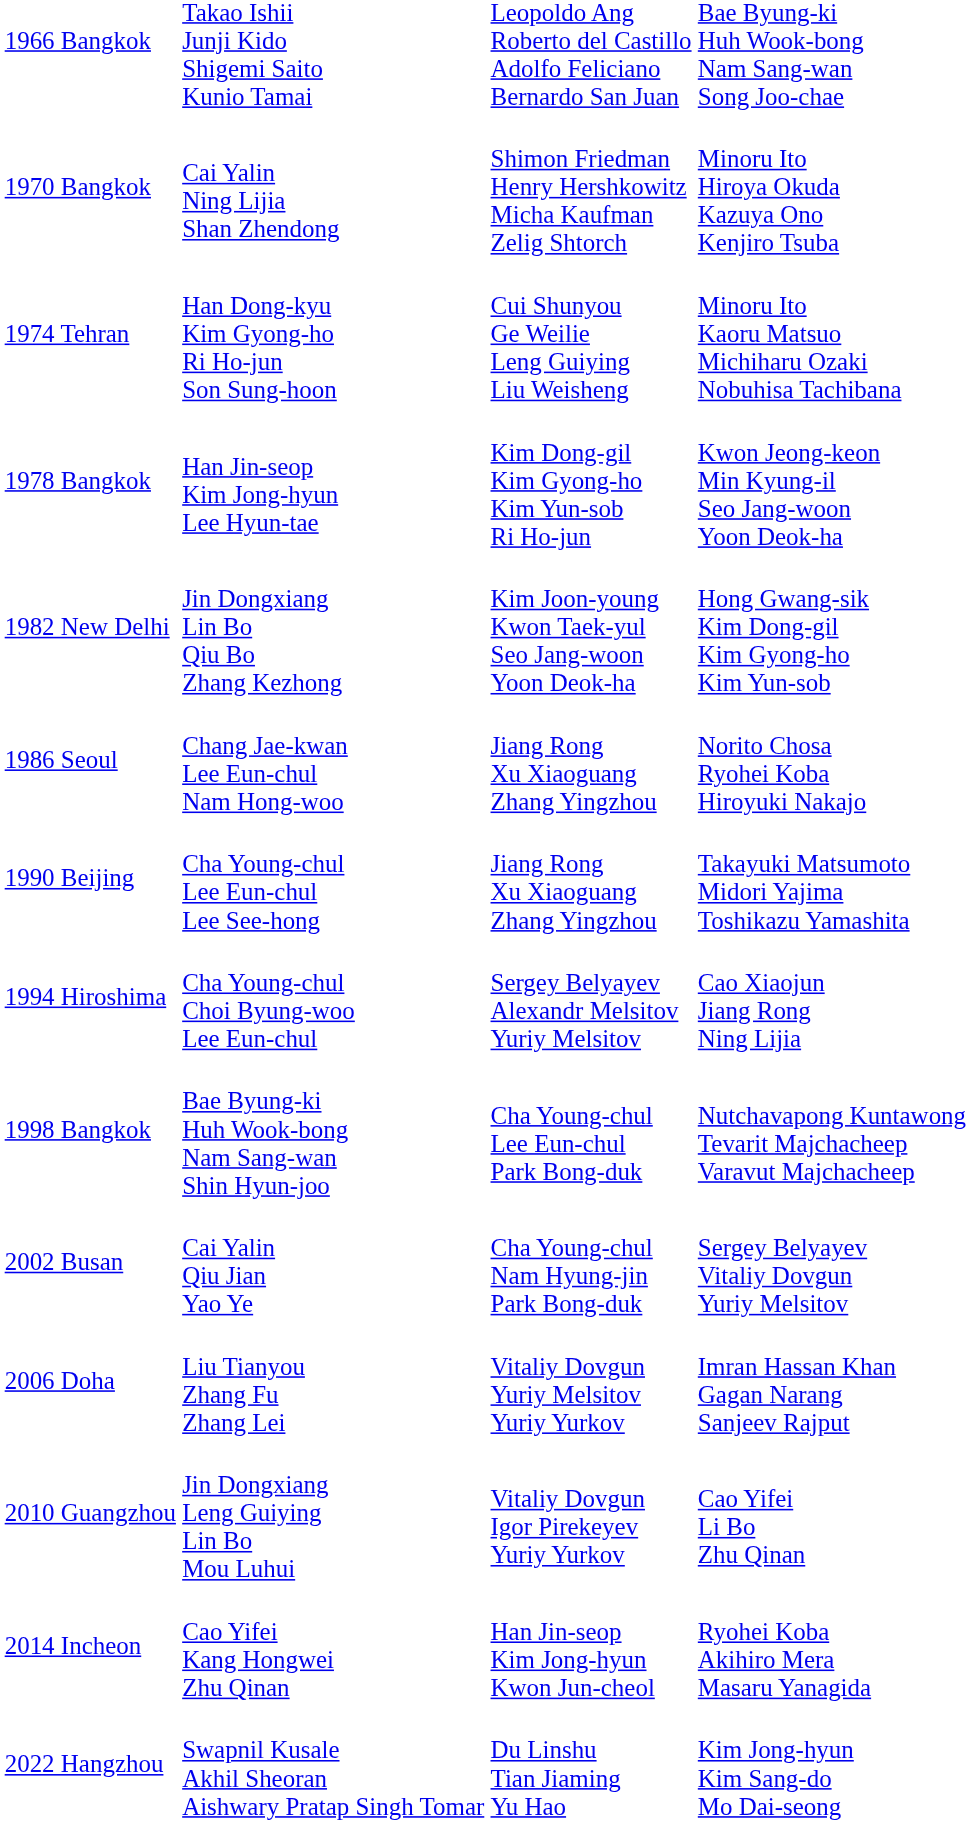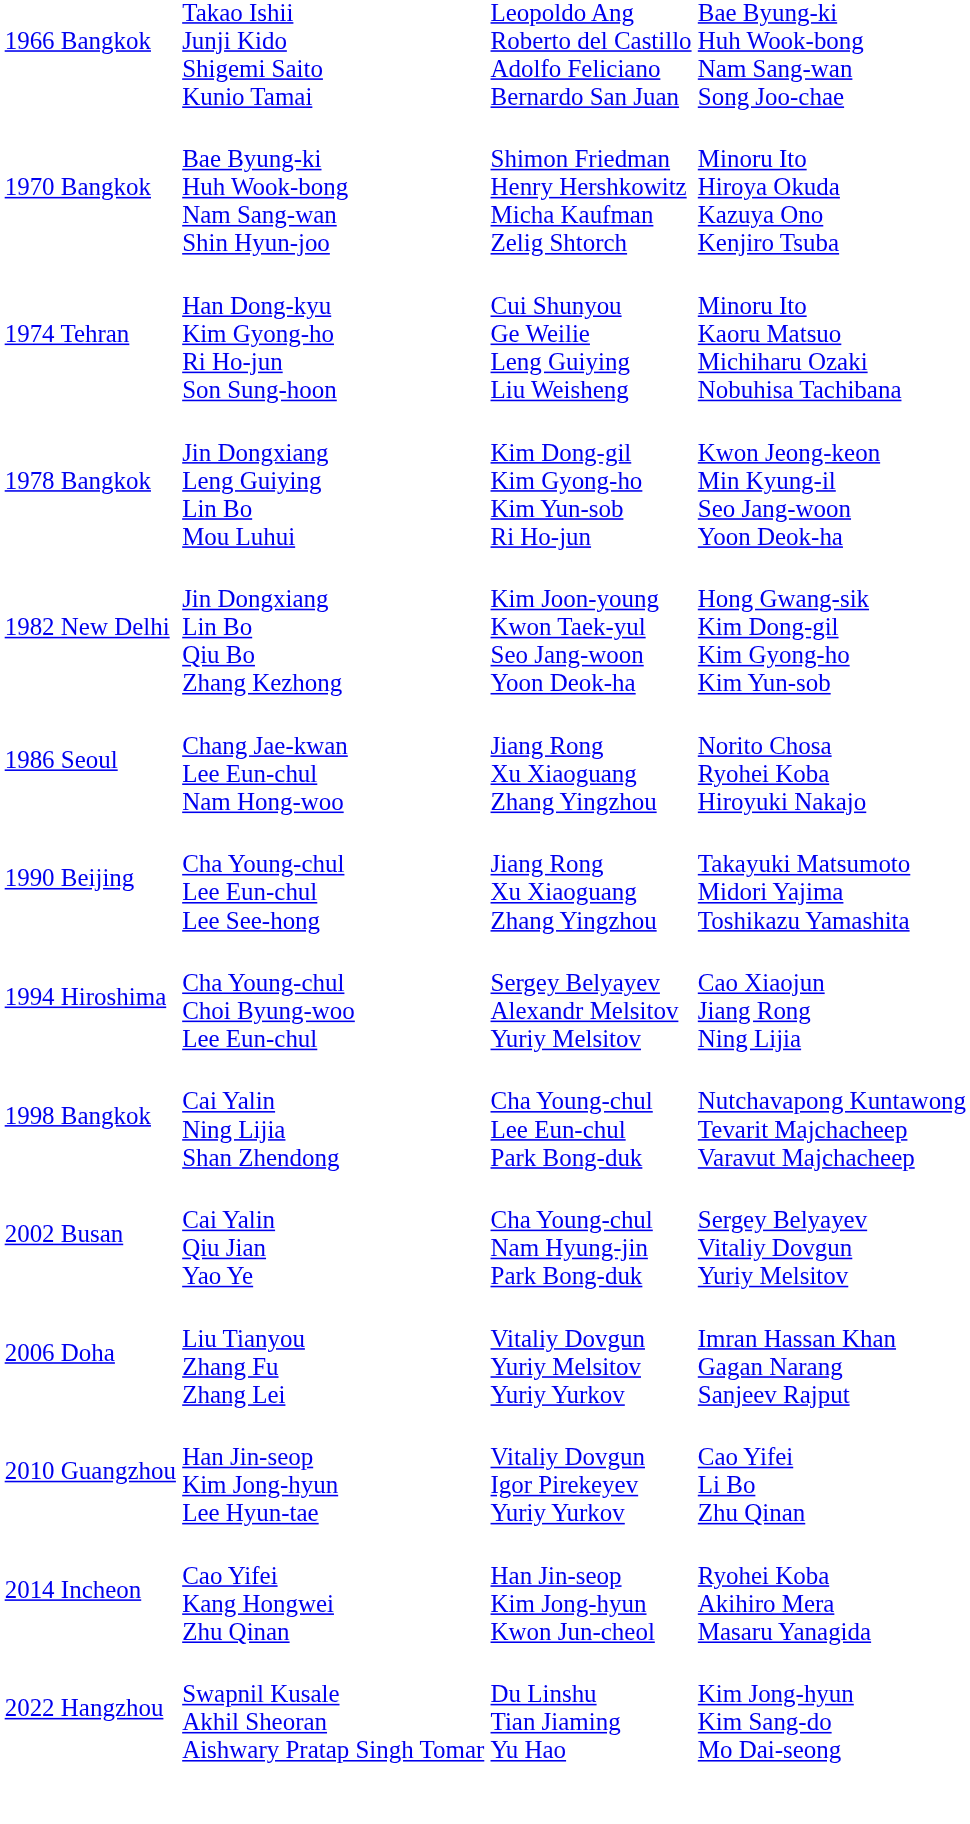(261, 201) Cai Yalin Ning Lijia Shan Zhendong -> (265, 201) Bae Byung-ki Huh Wook-bong Nam Sang-wan Shin Hyun-joo
(260, 494) Han Jin-seop Kim Jong-hyun Lee Hyun-tae -> (255, 494) Jin Dongxiang Leng Guiying Lin Bo Mou Luhui
(265, 1143) Bae Byung-ki Huh Wook-bong Nam Sang-wan Shin Hyun-joo -> (261, 1129) Cai Yalin Ning Lijia Shan Zhendong
(255, 1527) Jin Dongxiang Leng Guiying Lin Bo Mou Luhui -> (260, 1485) Han Jin-seop Kim Jong-hyun Lee Hyun-tae
